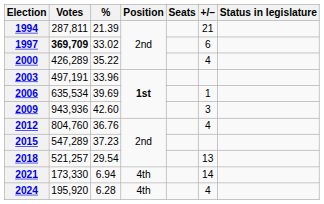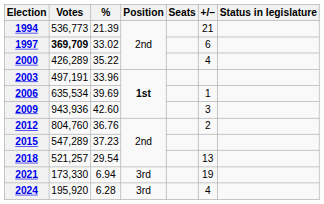(70, 28) 287,811 -> (70, 28) 536,773
(208, 126) 4 -> (208, 126) 2
(144, 175) 4th -> (144, 175) 3rd
(208, 175) 14 -> (208, 175) 19
(144, 191) 4th -> (144, 191) 3rd
